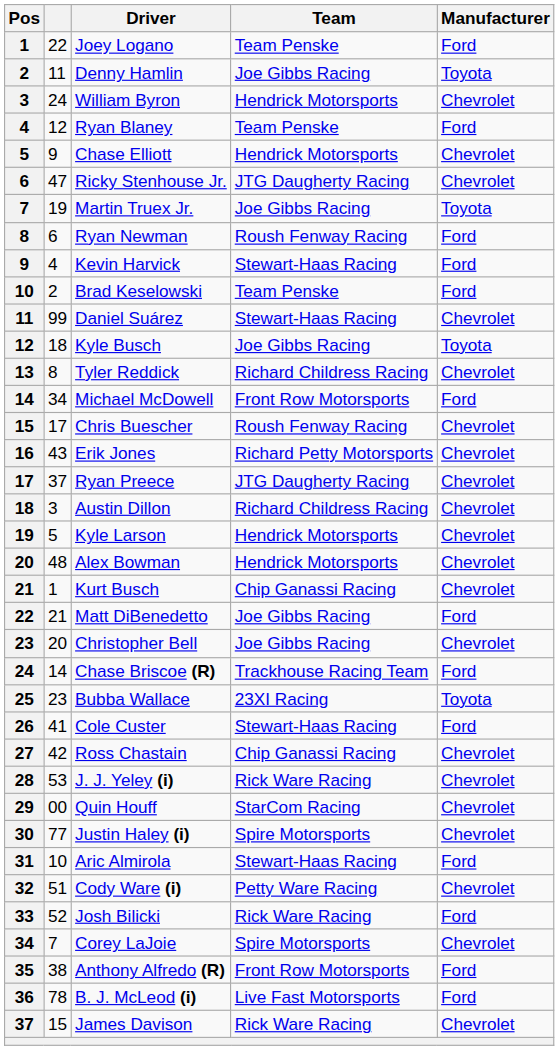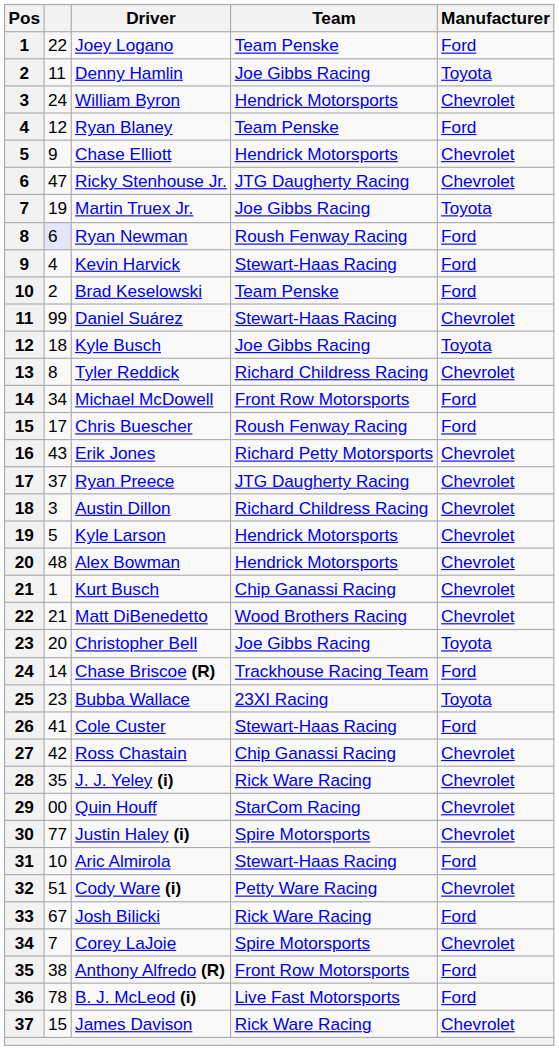(53, 236) no background -> (53, 236) lavender background
(478, 426) Chevrolet -> (459, 426) Ford
(302, 617) Joe Gibbs Racing -> (321, 617) Wood Brothers Racing
(459, 617) Ford -> (478, 617) Chevrolet
(478, 644) Chevrolet -> (466, 644) Toyota
(58, 780) 53 -> (58, 780) 35
(58, 916) 52 -> (58, 916) 67
